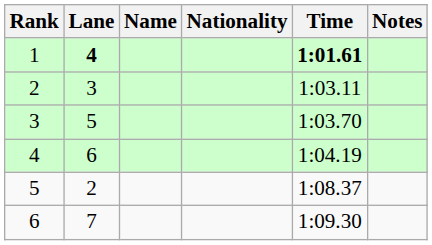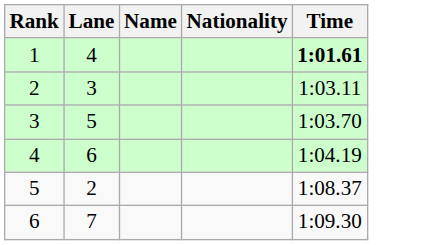- column: (397, 21)
(91, 54) bold -> (91, 54) normal
